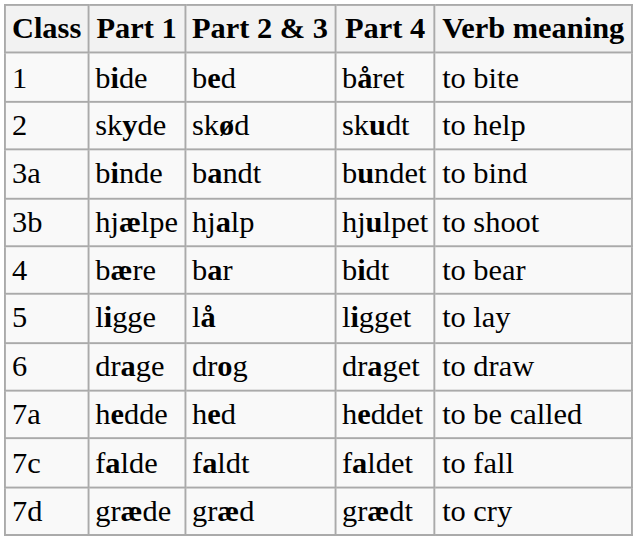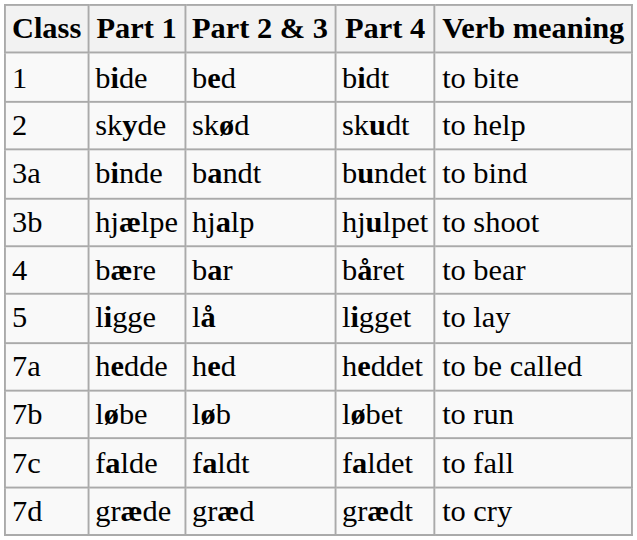(373, 76) båret -> (366, 76) bidt
(366, 269) bidt -> (373, 269) båret
- row: (130, 366)
+ row: (121, 414)
